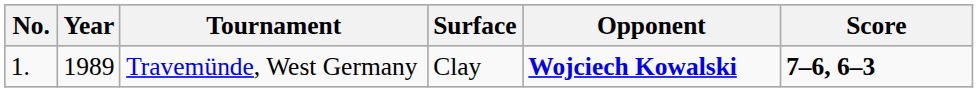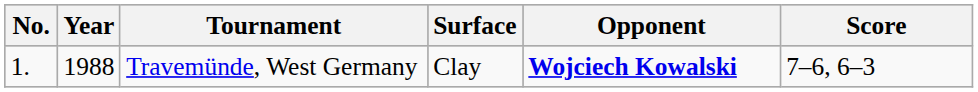(89, 65) 1989 -> (89, 65) 1988
(831, 65) bold -> (831, 65) normal
